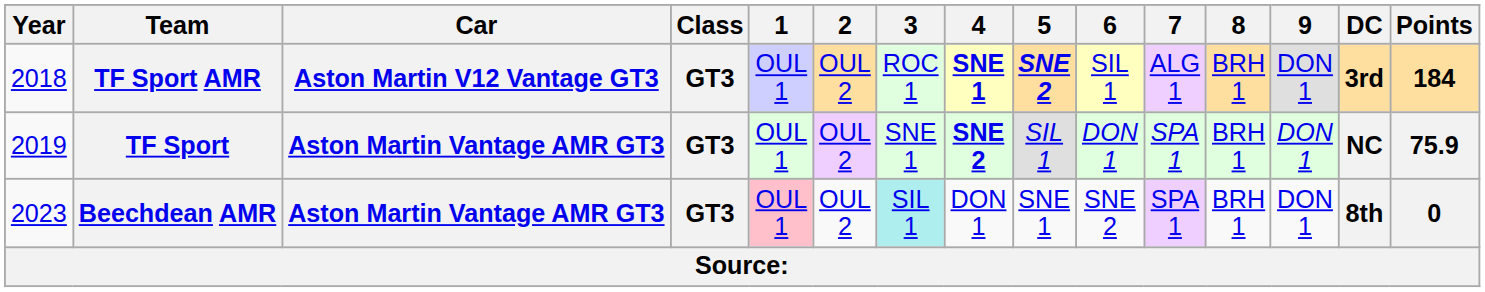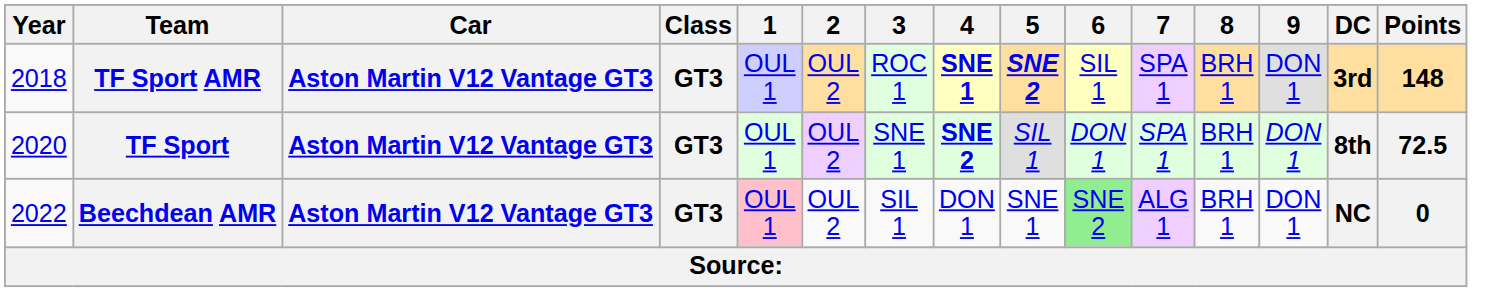(1175, 78) ALG 1 -> (1163, 78) SPA 1
(1434, 78) 184 -> (1423, 78) 148
(39, 145) 2019 -> (39, 145) 2020
(476, 145) Aston Martin Vantage AMR GT3 -> (471, 145) Aston Martin V12 Vantage GT3
(1364, 145) NC -> (1353, 145) 8th
(1434, 145) 75.9 -> (1423, 145) 72.5
(39, 213) 2023 -> (39, 213) 2022
(476, 213) Aston Martin Vantage AMR GT3 -> (471, 213) Aston Martin V12 Vantage GT3
(911, 213) paleturquoise background -> (899, 213) no background
(1110, 213) no background -> (1098, 213) lightgreen background
(1175, 213) SPA 1 -> (1163, 213) ALG 1
(1364, 213) 8th -> (1353, 213) NC
